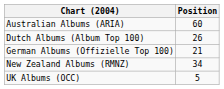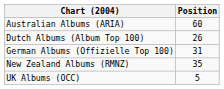(198, 51) 21 -> (198, 51) 31
(198, 64) 34 -> (198, 64) 35
